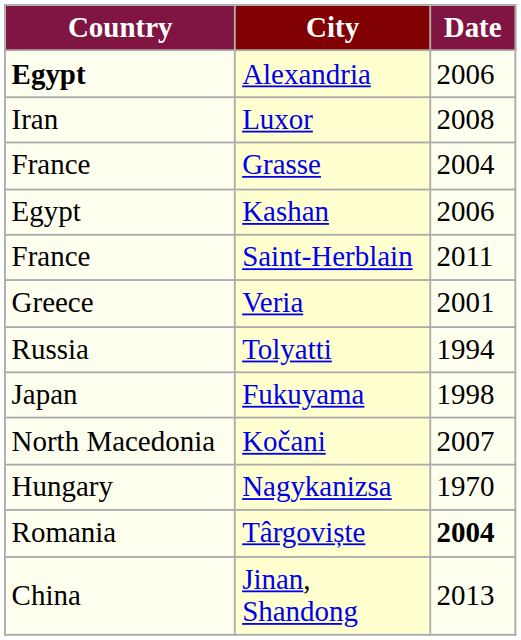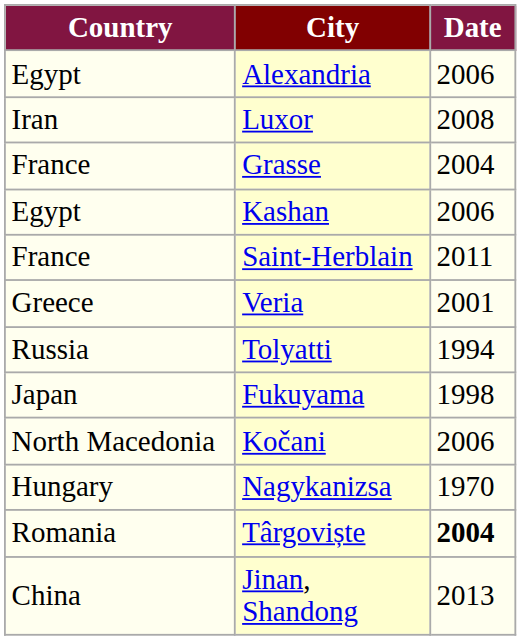(49, 73) bold -> (46, 73) normal
(465, 440) 2007 -> (465, 440) 2006
